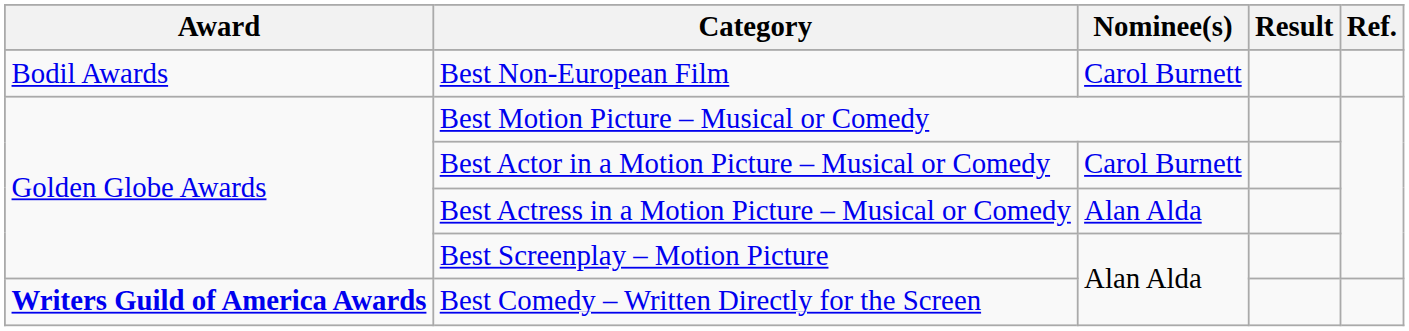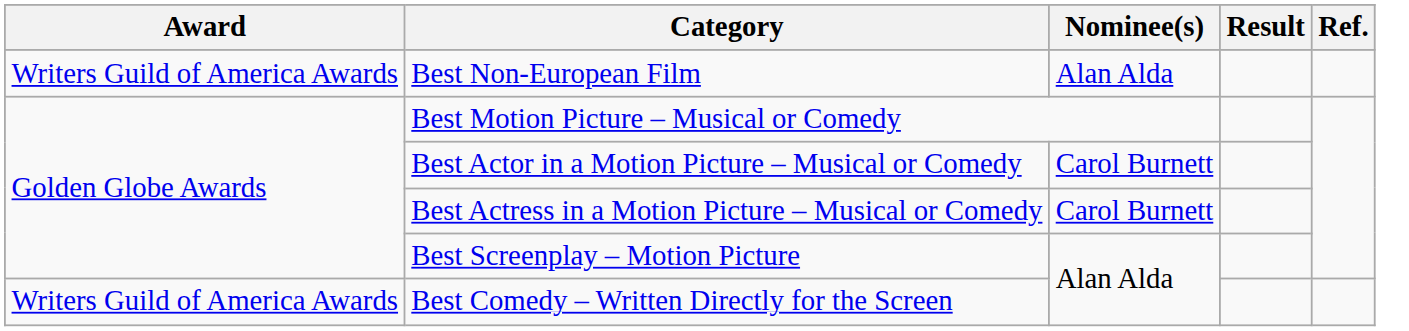(90, 73) Bodil Awards -> (205, 73) Writers Guild of America Awards
(1163, 73) Carol Burnett -> (1115, 73) Alan Alda
(1143, 210) Alan Alda -> (1134, 210) Carol Burnett
(219, 301) bold -> (205, 301) normal
